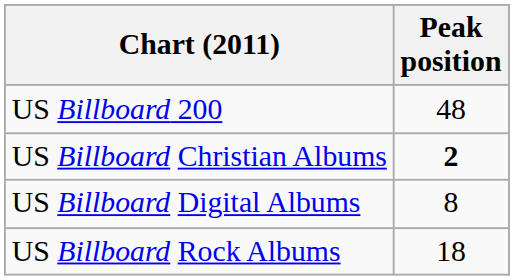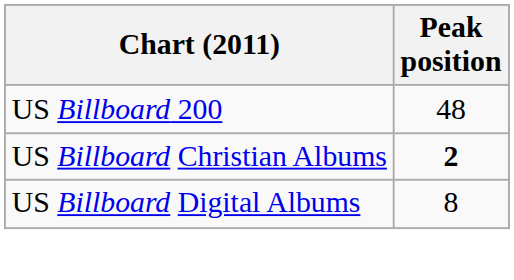- row: (176, 250)
